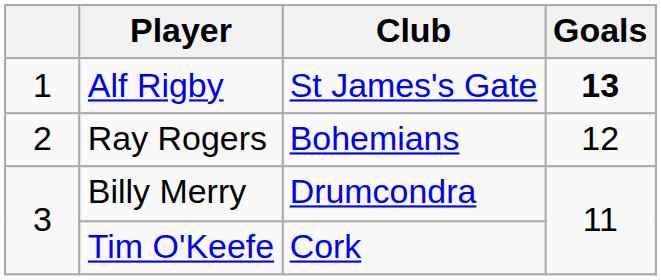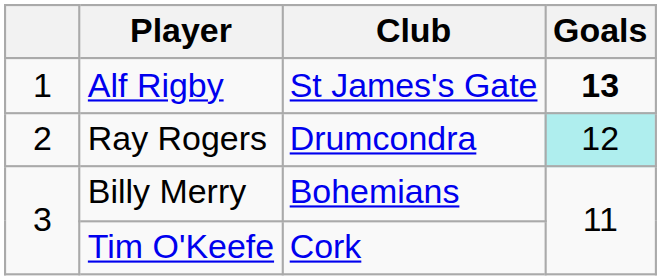(375, 138) Bohemians -> (383, 138) Drumcondra
(600, 138) no background -> (600, 138) paleturquoise background
(383, 192) Drumcondra -> (375, 192) Bohemians
